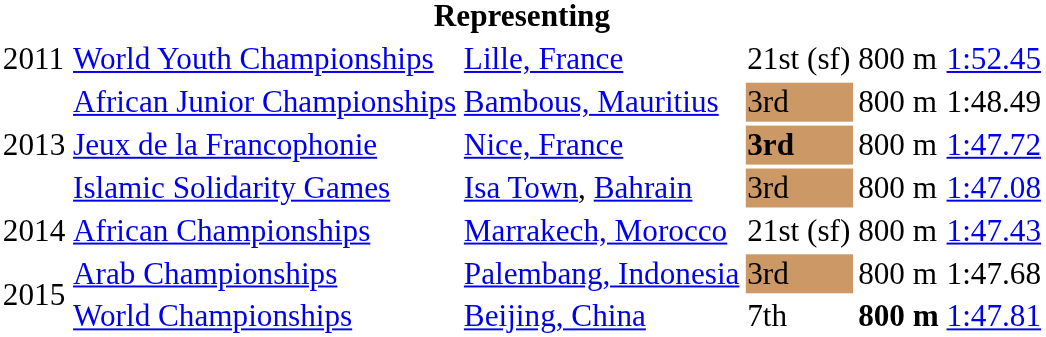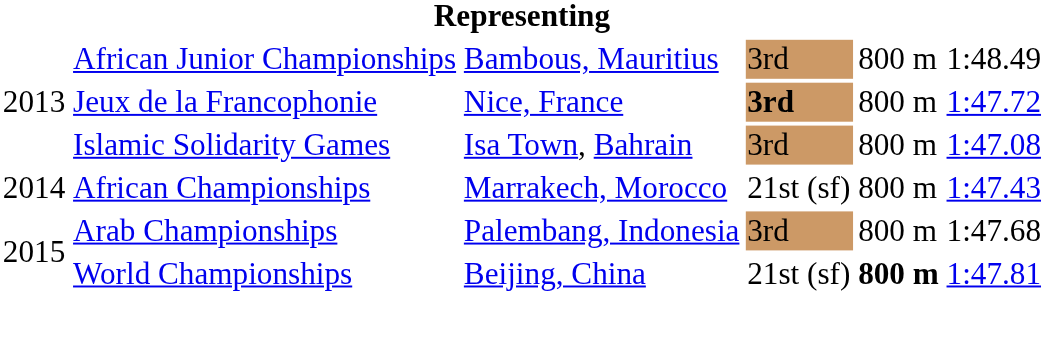- row: (253, 58)
(767, 316) 7th -> (799, 273) 21st (sf)
